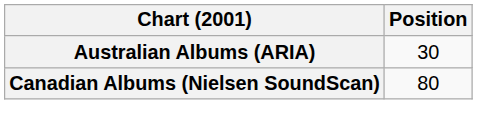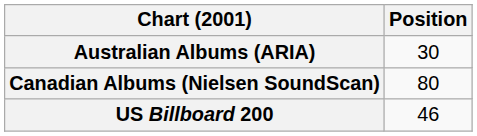+ row: (195, 114)
